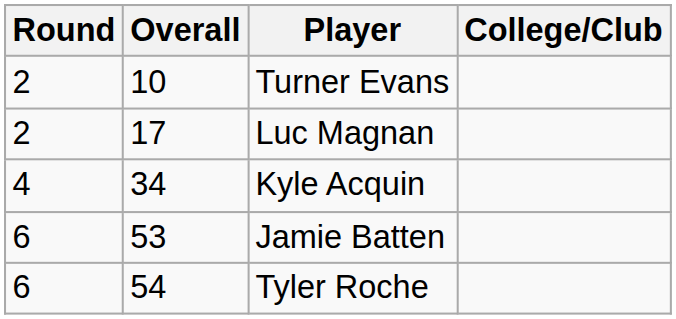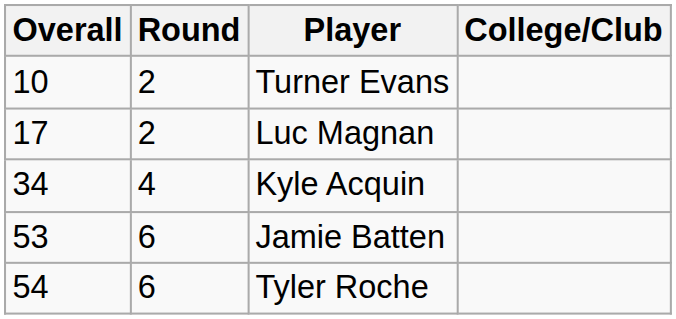columns swapped: (64, 30) <-> (185, 30)
